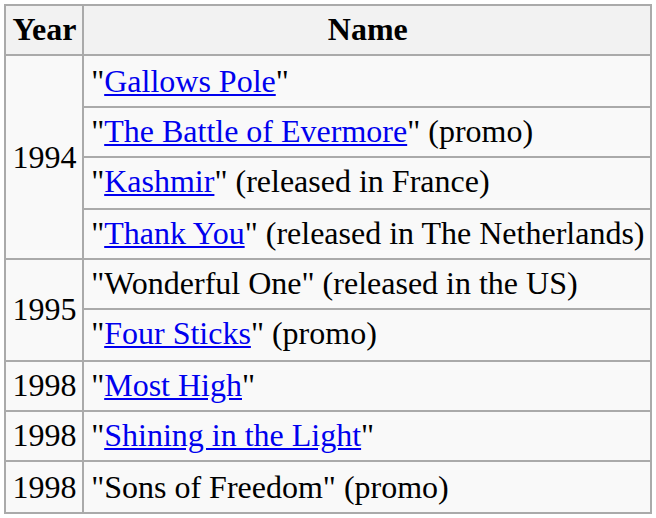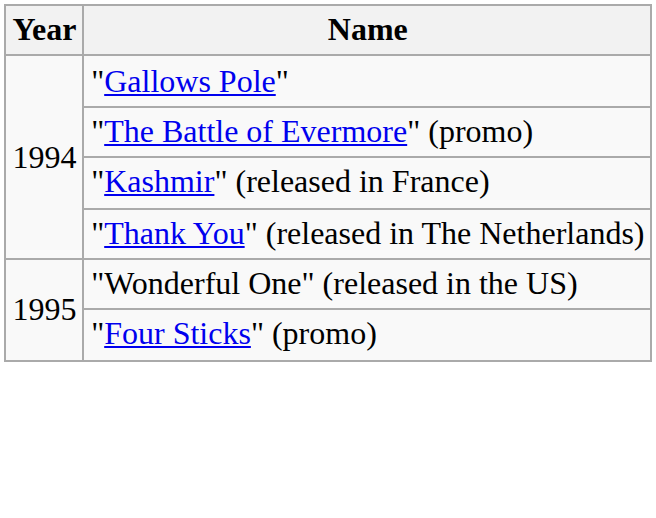- row: (173, 385)
- row: (233, 435)
- row: (270, 486)
